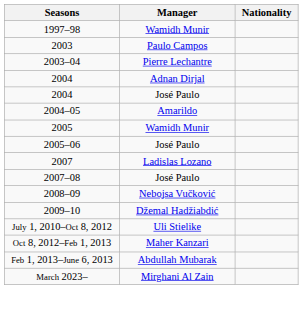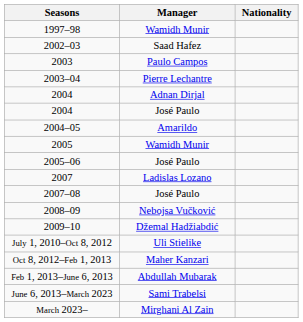+ row: (62, 45)
+ row: (62, 293)
